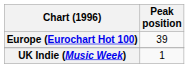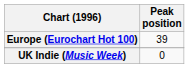(162, 55) 1 -> (162, 55) 0
